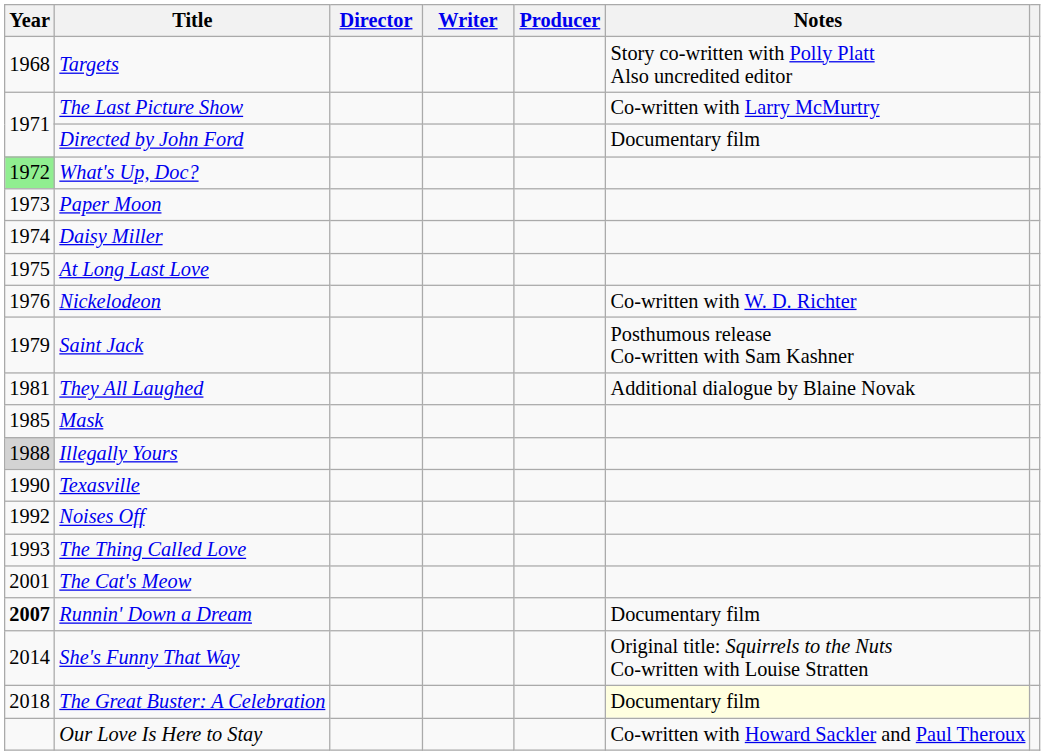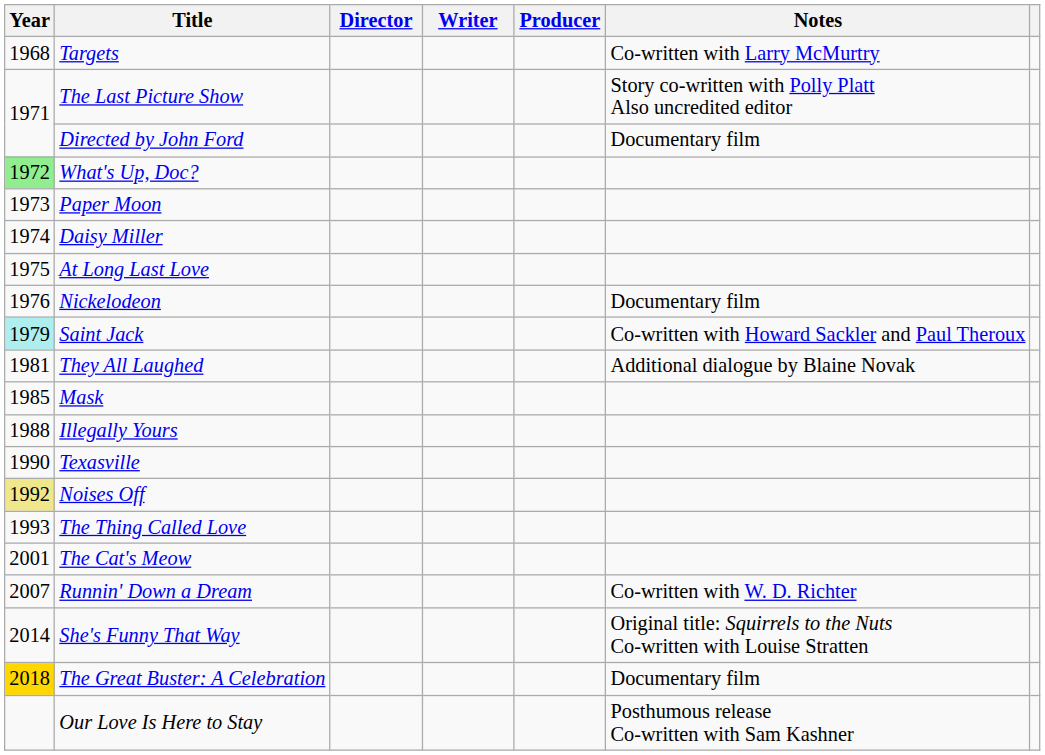(743, 64) Story co-written with Polly Platt Also uncredited editor -> (745, 52) Co-written with Larry McMurtry
(745, 107) Co-written with Larry McMurtry -> (743, 96) Story co-written with Polly Platt Also uncredited editor
(734, 301) Co-written with W. D. Richter -> (685, 301) Documentary film
(30, 344) no background -> (30, 333) paleturquoise background
(732, 344) Posthumous release Co-written with Sam Kashner -> (818, 333) Co-written with Howard Sackler and Paul Theroux
(30, 453) lightgrey background -> (30, 430) no background
(30, 517) no background -> (30, 494) khaki background
(30, 614) bold -> (30, 591) normal
(685, 614) Documentary film -> (734, 591) Co-written with W. D. Richter
(30, 701) no background -> (30, 678) gold background
(685, 701) lightyellow background -> (685, 678) no background
(818, 733) Co-written with Howard Sackler and Paul Theroux -> (732, 722) Posthumous release Co-written with Sam Kashner
